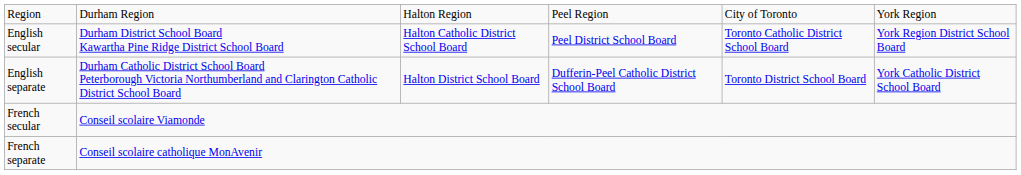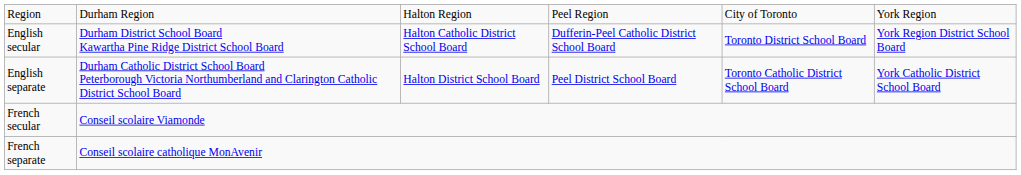(614, 40) Peel District School Board -> (624, 40) Dufferin-Peel Catholic District School Board
(783, 40) Toronto Catholic District School Board -> (796, 40) Toronto District School Board
(624, 80) Dufferin-Peel Catholic District School Board -> (614, 80) Peel District School Board
(796, 80) Toronto District School Board -> (783, 80) Toronto Catholic District School Board
